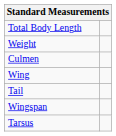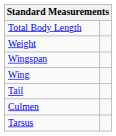rows swapped: (28, 107) <-> (24, 59)
